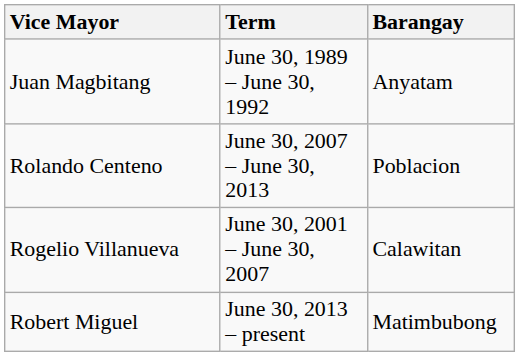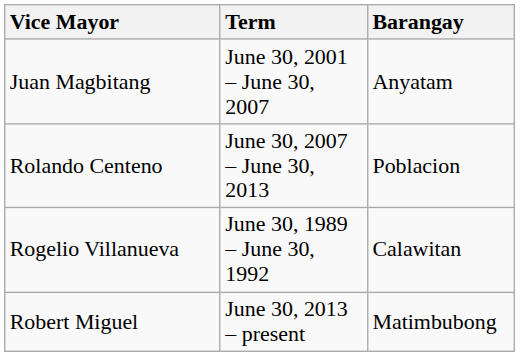(287, 81) June 30, 1989 – June 30, 1992 -> (287, 81) June 30, 2001 – June 30, 2007
(287, 249) June 30, 2001 – June 30, 2007 -> (287, 249) June 30, 1989 – June 30, 1992
